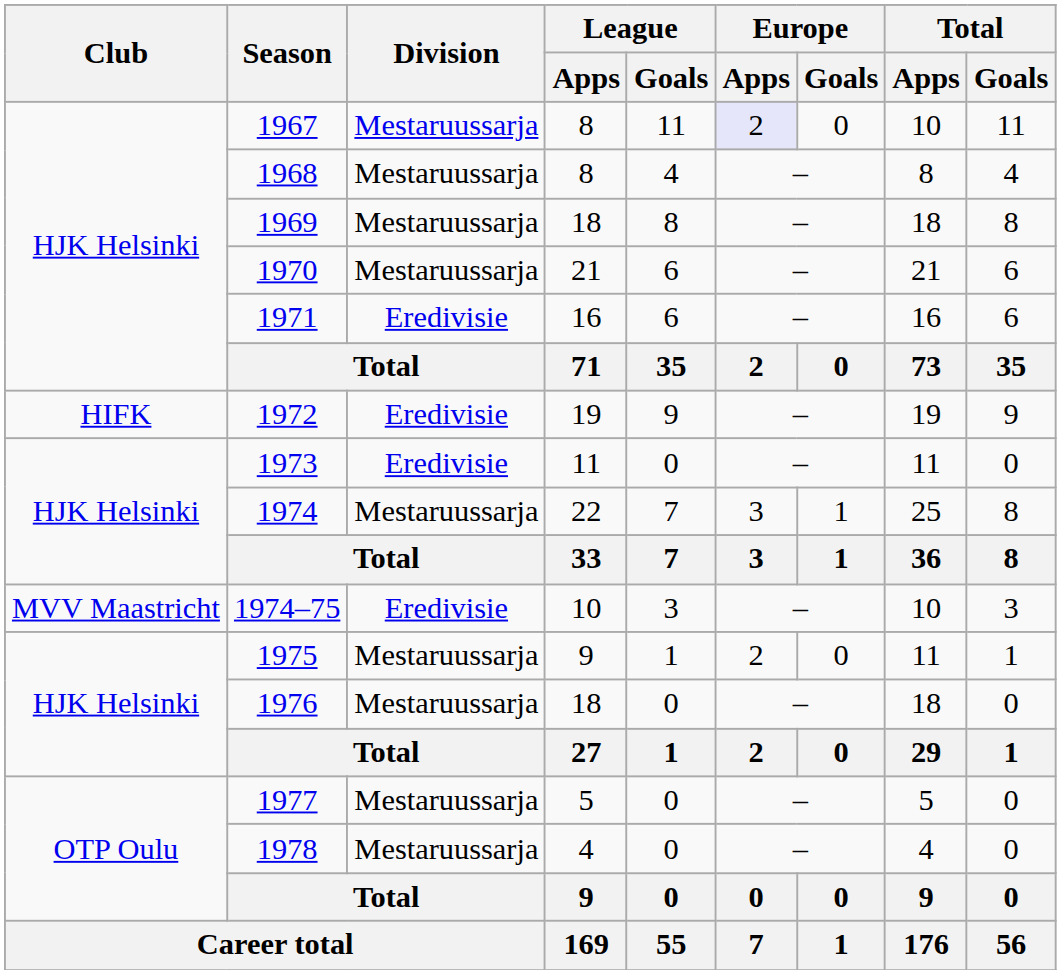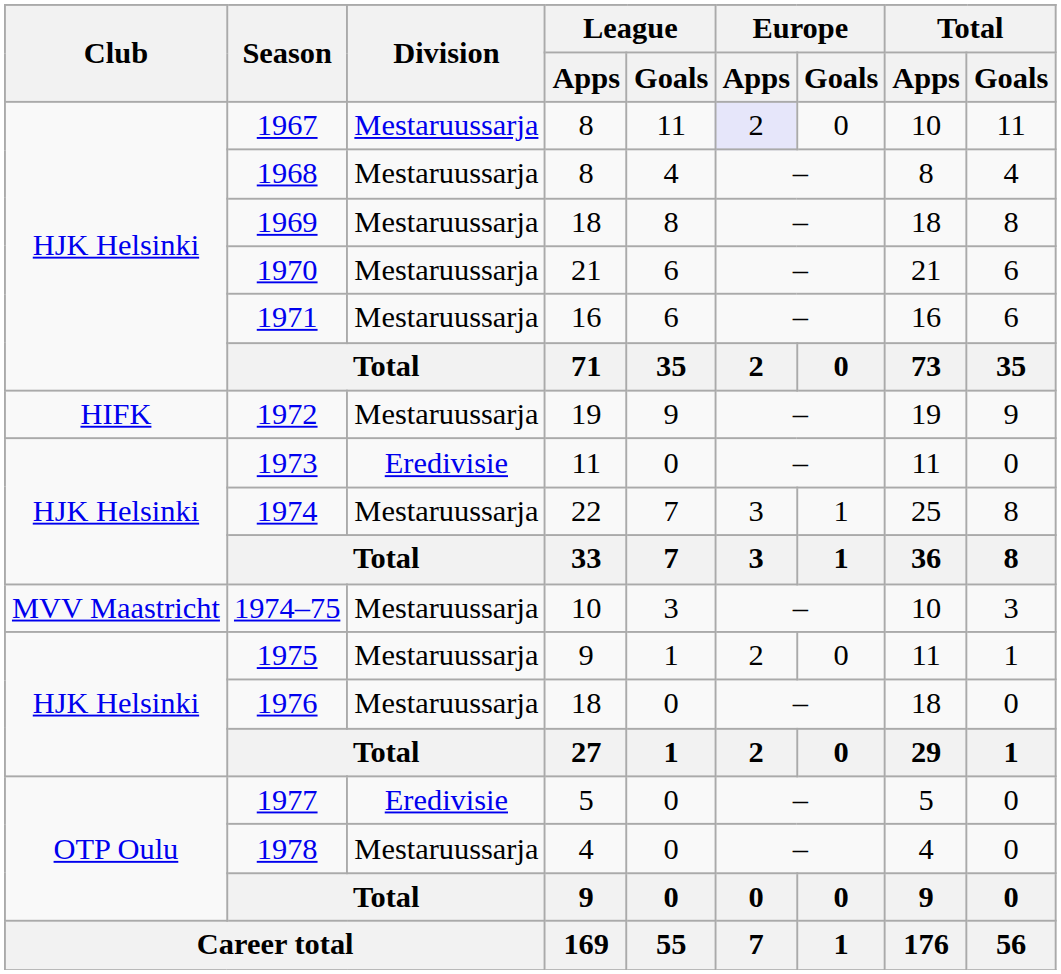(446, 317) Eredivisie -> (446, 317) Mestaruussarja
(446, 414) Eredivisie -> (446, 414) Mestaruussarja
(446, 607) Eredivisie -> (446, 607) Mestaruussarja
(446, 800) Mestaruussarja -> (446, 800) Eredivisie
